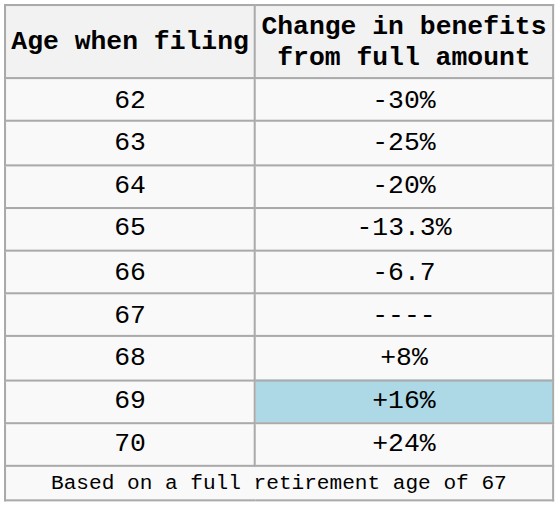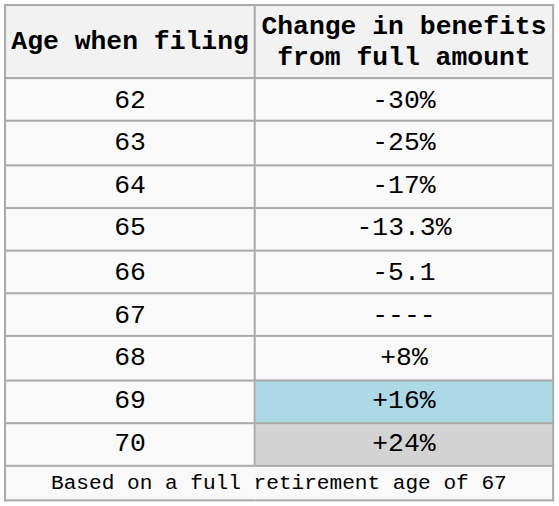(404, 186) -20% -> (404, 186) -17%
(404, 272) -6.7 -> (404, 272) -5.1
(404, 444) no background -> (404, 444) lightgrey background
